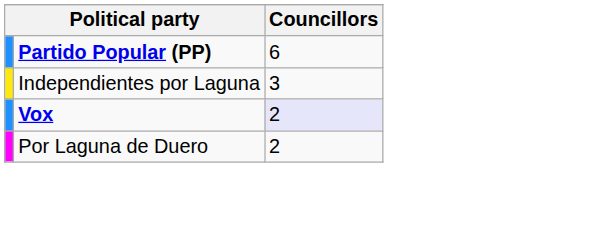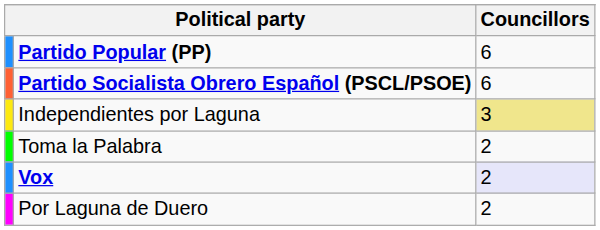+ row: (245, 83)
(275, 83) no background -> (486, 114) khaki background
+ row: (90, 146)
